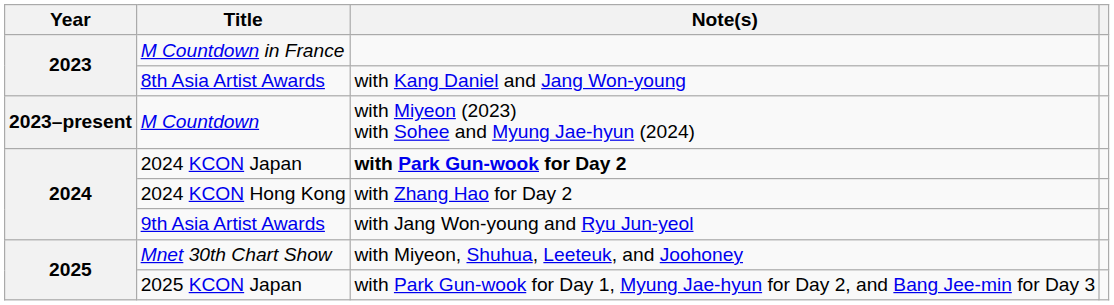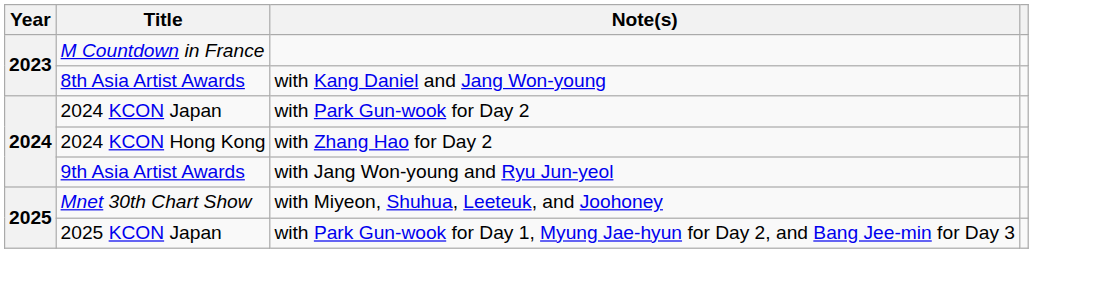- row: (200, 121)
(490, 163) bold -> (402, 111) normal
